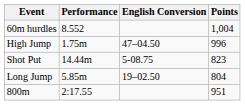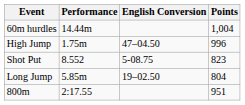(73, 28) 8.552 -> (77, 28) 14.44m
(77, 60) 14.44m -> (73, 60) 8.552
